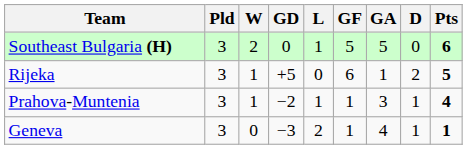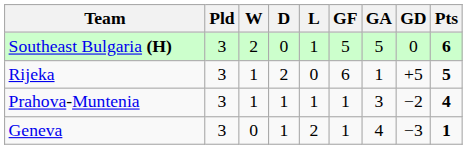columns swapped: (416, 18) <-> (286, 18)
